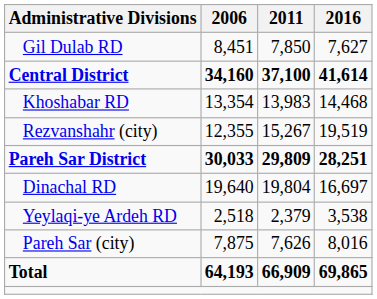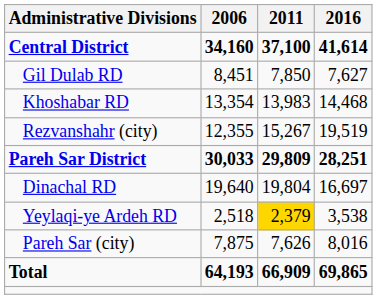rows swapped: (69, 74) <-> (73, 46)
(291, 215) no background -> (291, 215) gold background
